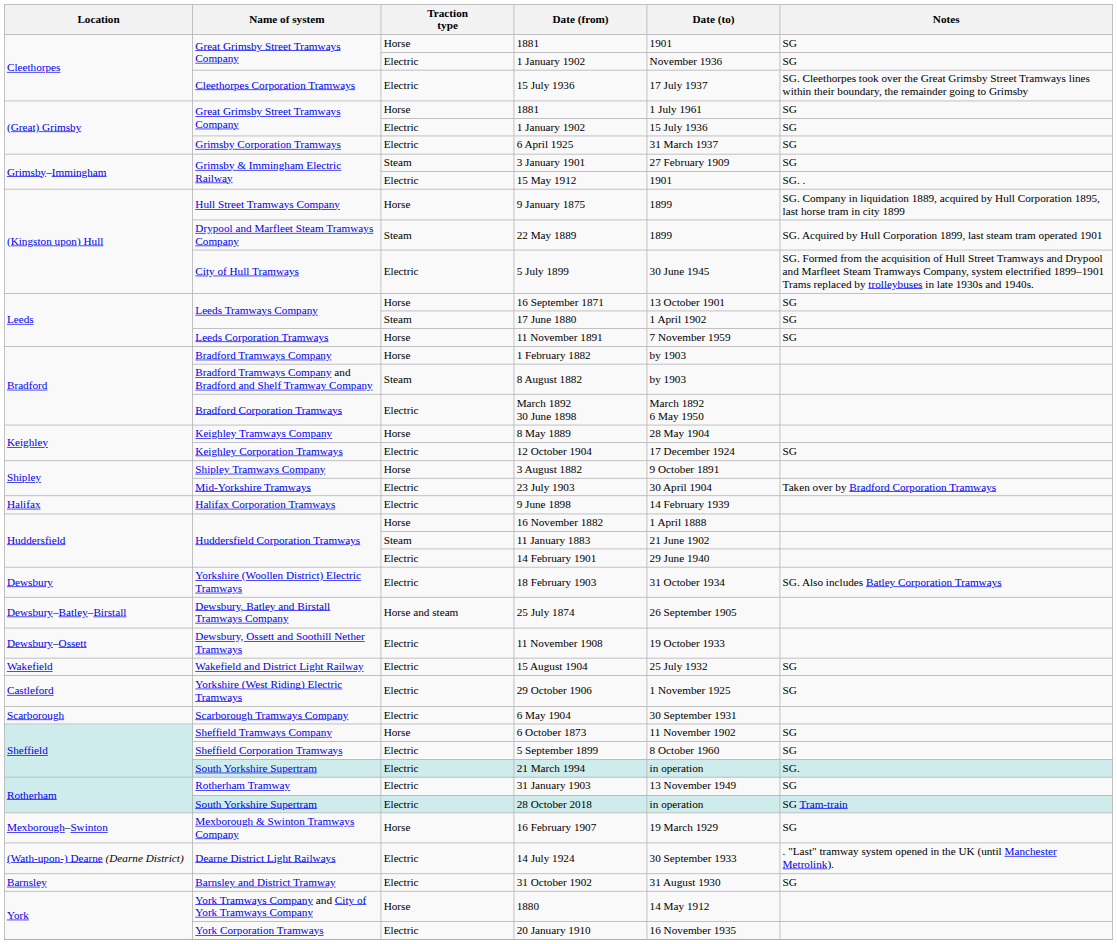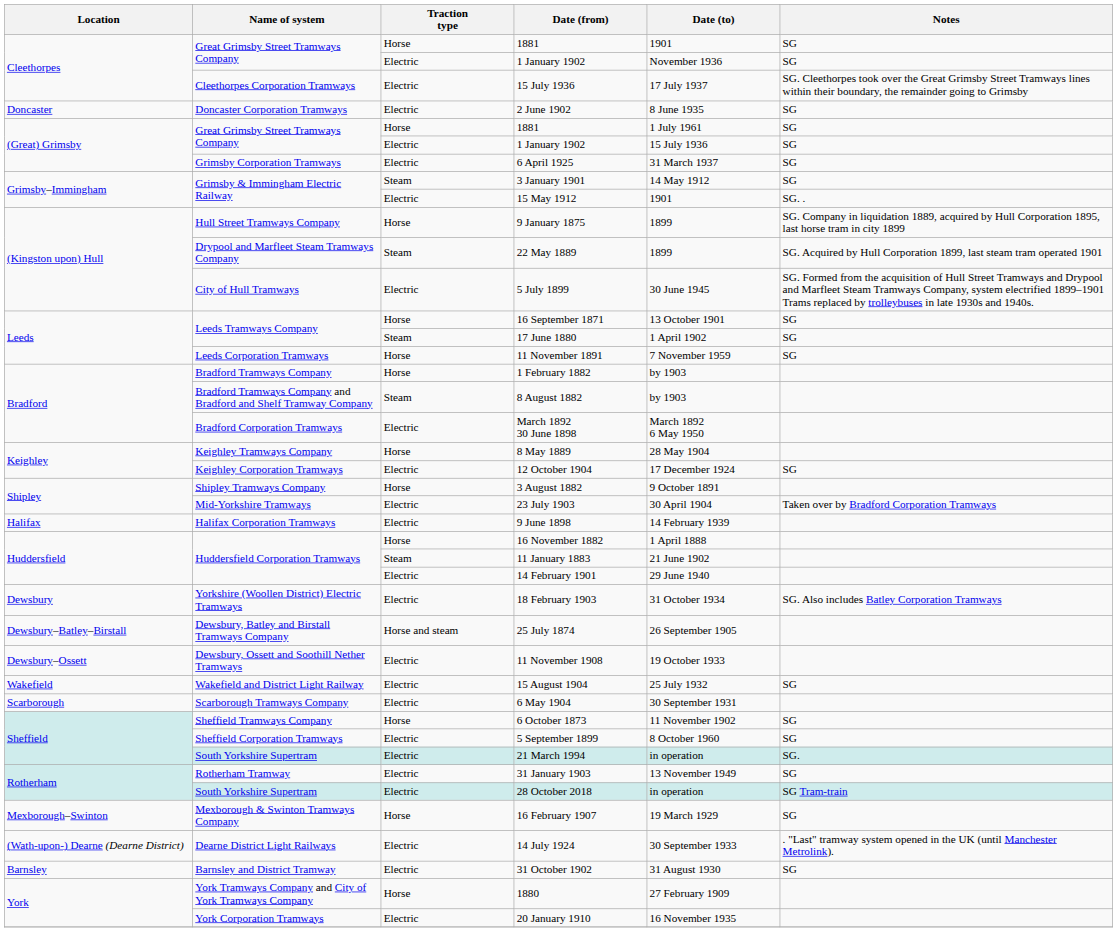+ row: (30, 109)
(689, 162) 27 February 1909 -> (679, 180) 14 May 1912
- row: (30, 691)
(679, 906) 14 May 1912 -> (689, 893) 27 February 1909
